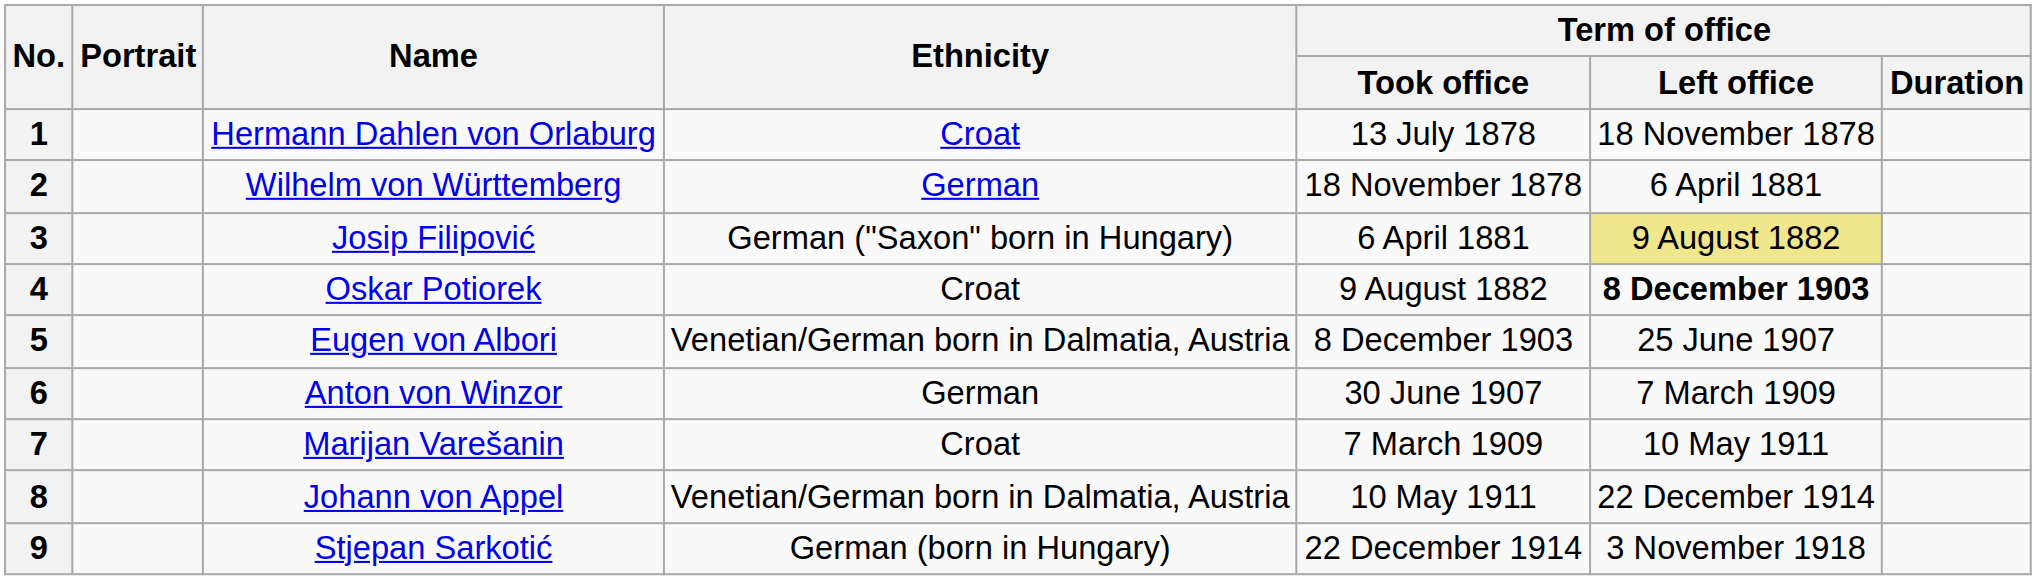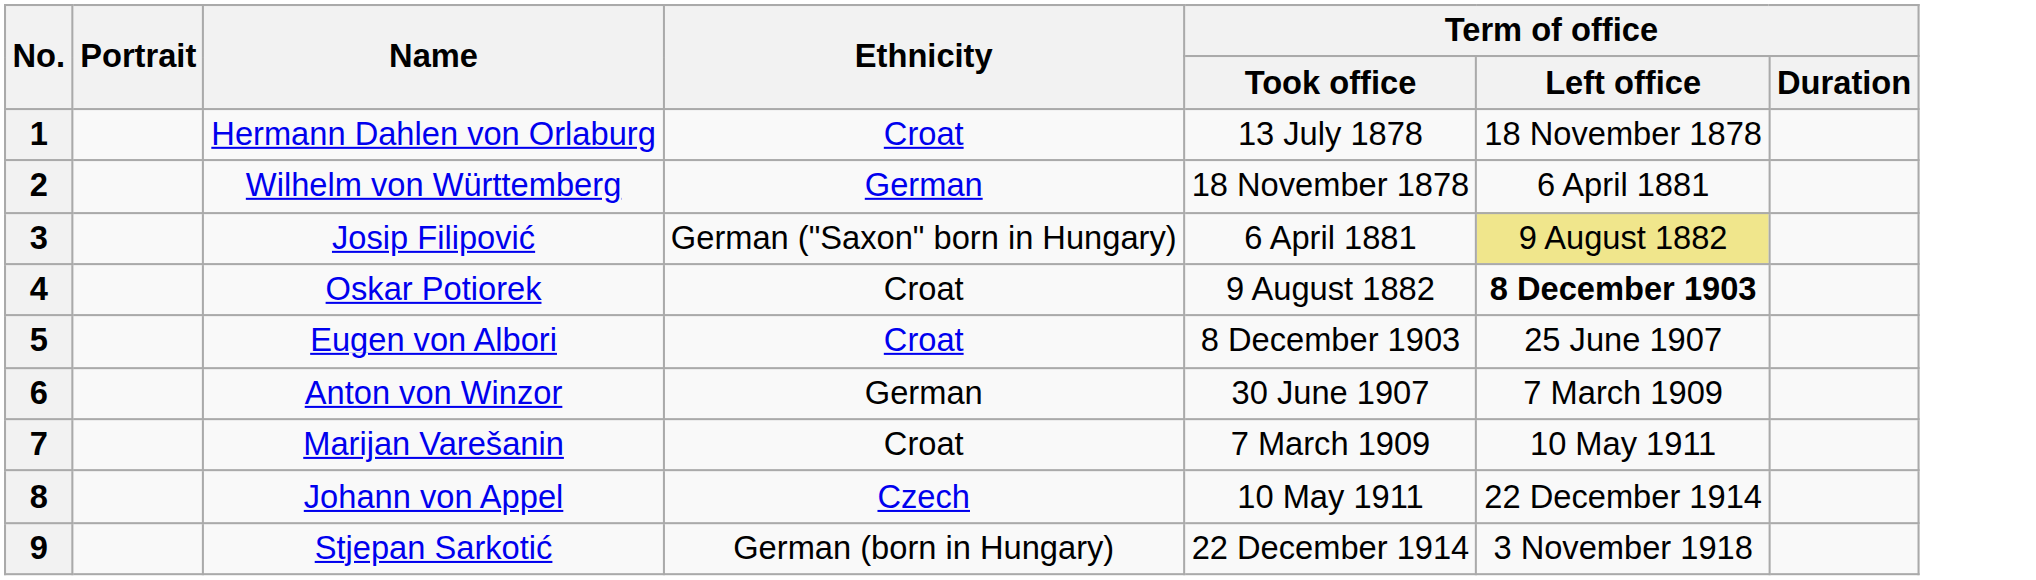(980, 340) Venetian/German born in Dalmatia, Austria -> (924, 340) Croat
(980, 496) Venetian/German born in Dalmatia, Austria -> (924, 496) Czech
